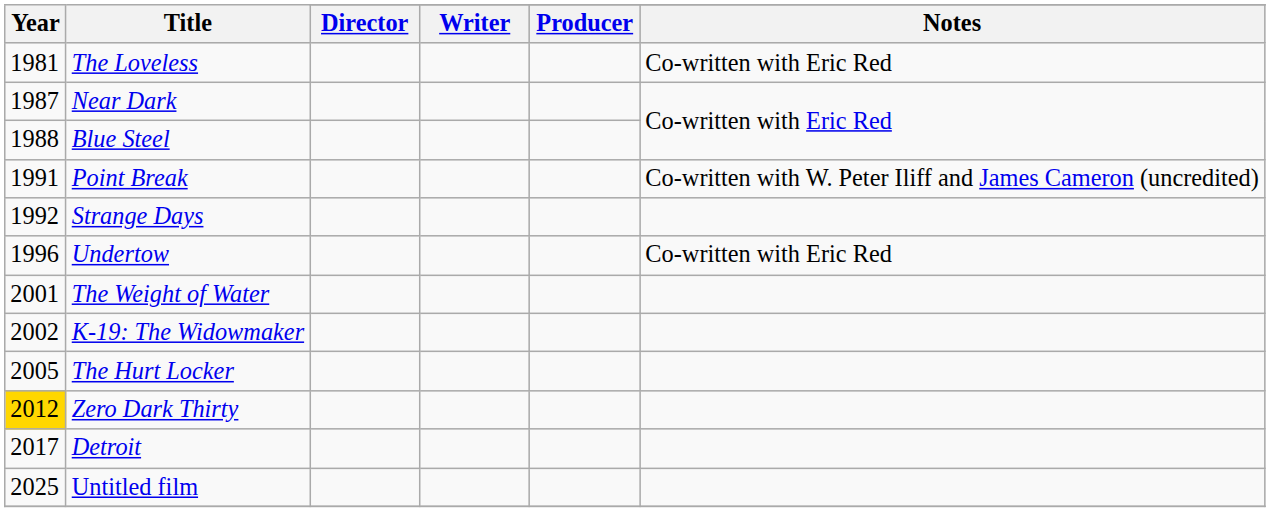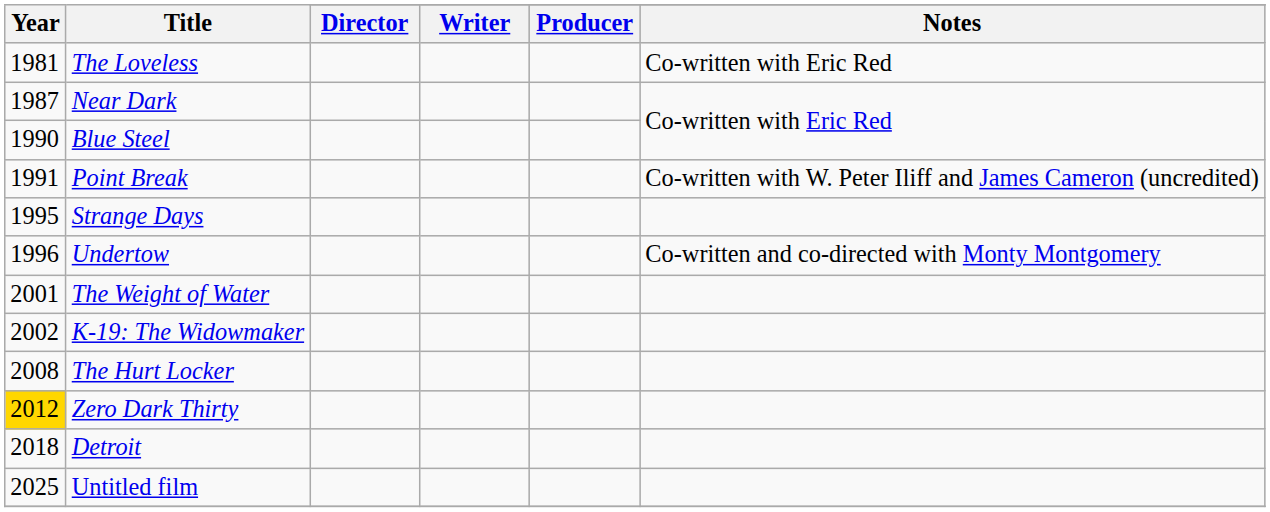(35, 139) 1988 -> (35, 139) 1990
(35, 216) 1992 -> (35, 216) 1995
(769, 255) Co-written with Eric Red -> (903, 255) Co-written and co-directed with Monty Montgomery
(35, 370) 2005 -> (35, 370) 2008
(35, 448) 2017 -> (35, 448) 2018
